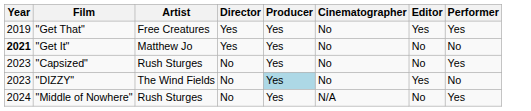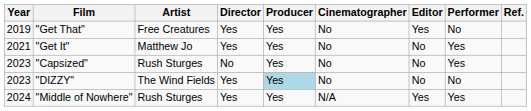+ column: (514, 13)
(456, 30) Yes -> (454, 30) No
(19, 47) bold -> (19, 47) normal
(454, 47) No -> (456, 47) Yes
(227, 81) No -> (229, 81) Yes
(420, 81) Yes -> (419, 81) No
(227, 98) No -> (229, 98) Yes
(419, 98) No -> (420, 98) Yes
